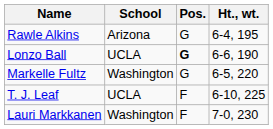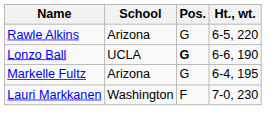(235, 34) 6-4, 195 -> (235, 34) 6-5, 220
(140, 74) Washington -> (129, 74) Arizona
(235, 74) 6-5, 220 -> (235, 74) 6-4, 195
- row: (33, 94)
